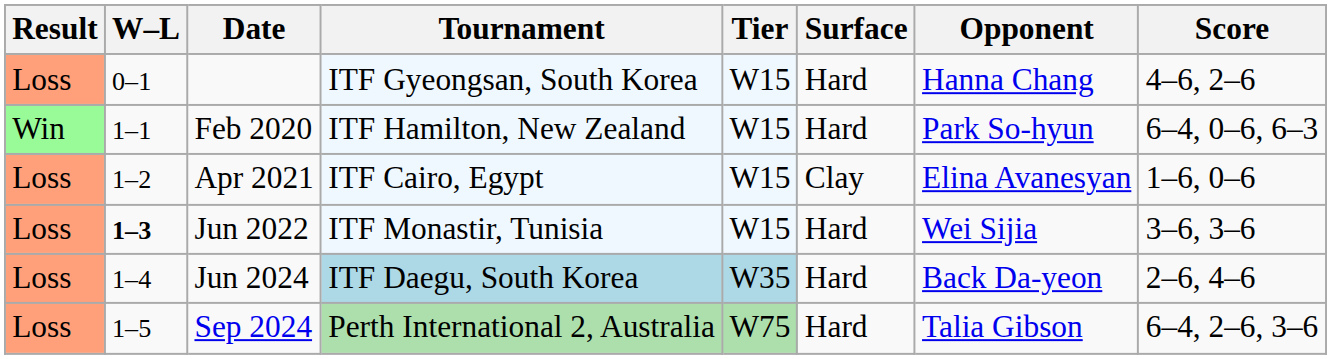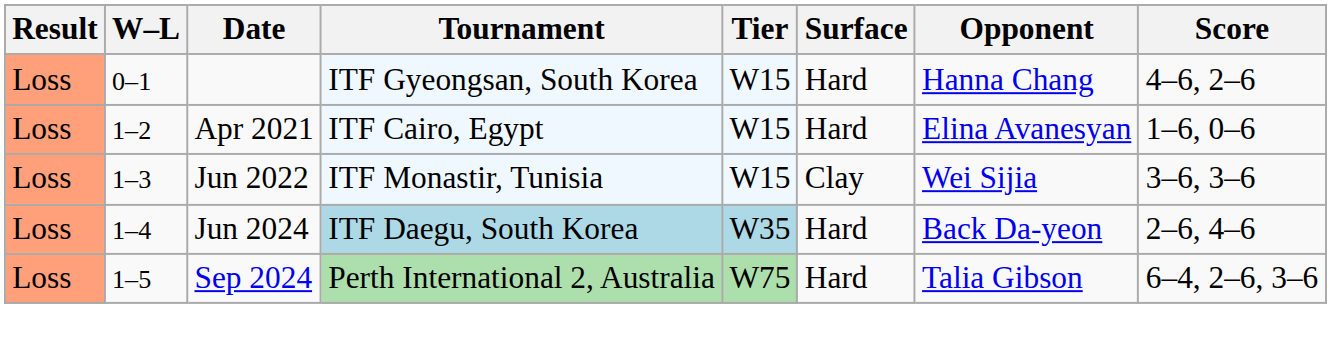- row: (253, 128)
(834, 178) Clay -> (836, 128) Hard
(132, 228) bold -> (132, 180) normal
(836, 228) Hard -> (834, 178) Clay
